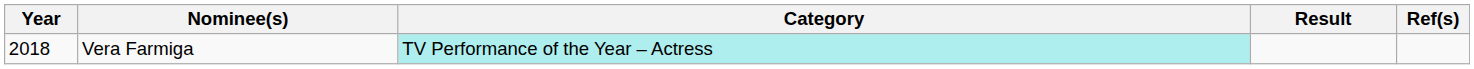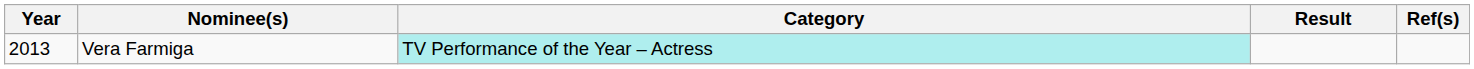(30, 48) 2018 -> (30, 48) 2013
